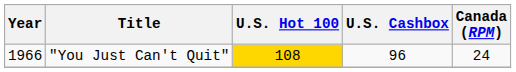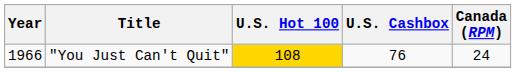(397, 56) 96 -> (397, 56) 76
